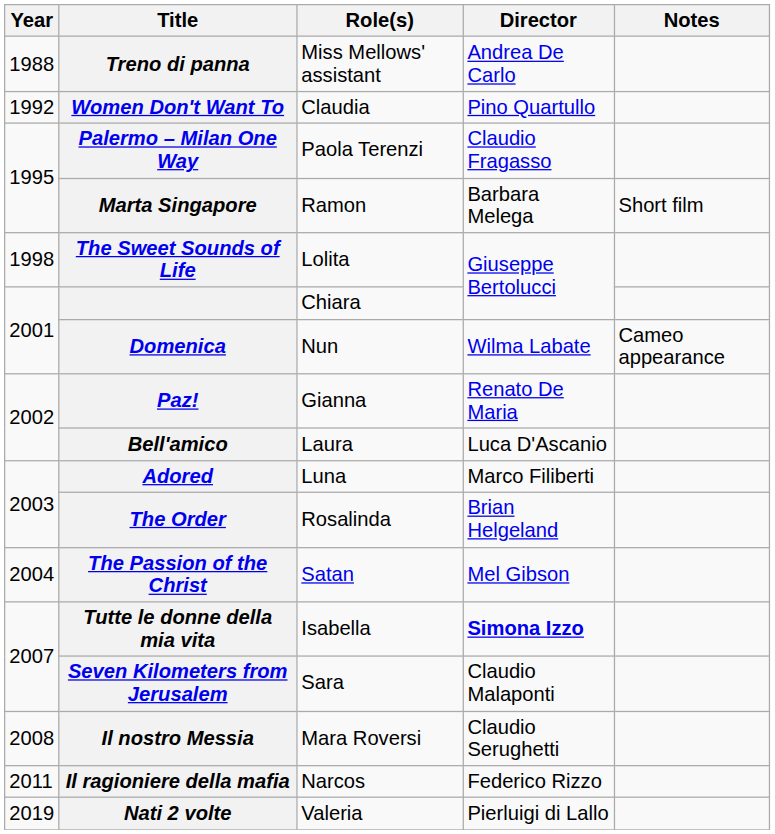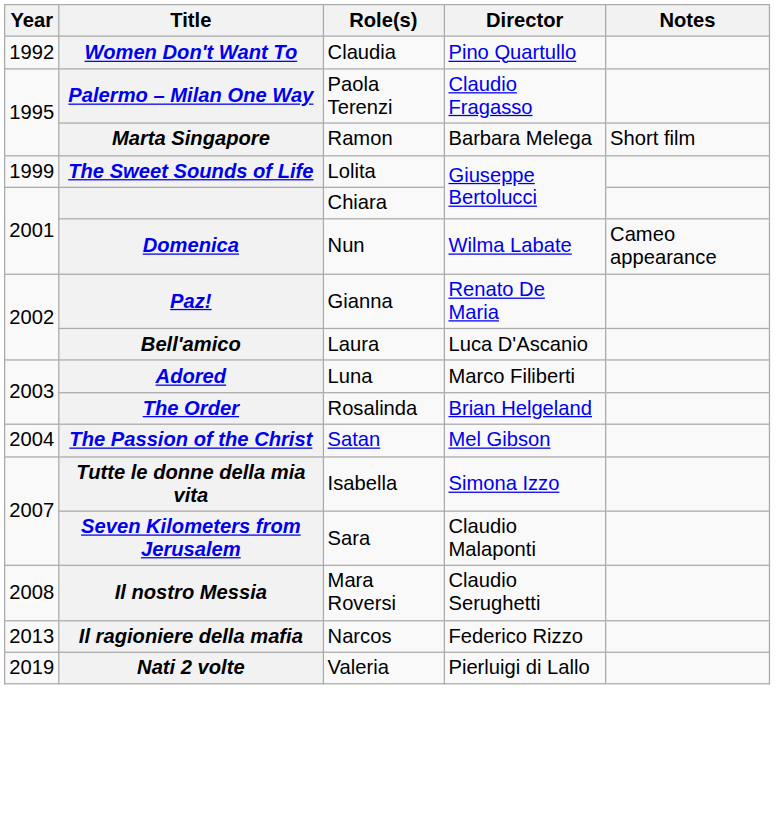- row: (178, 63)
(32, 259) 1998 -> (32, 171) 1999
(526, 628) bold -> (504, 483) normal
(31, 781) 2011 -> (32, 636) 2013
